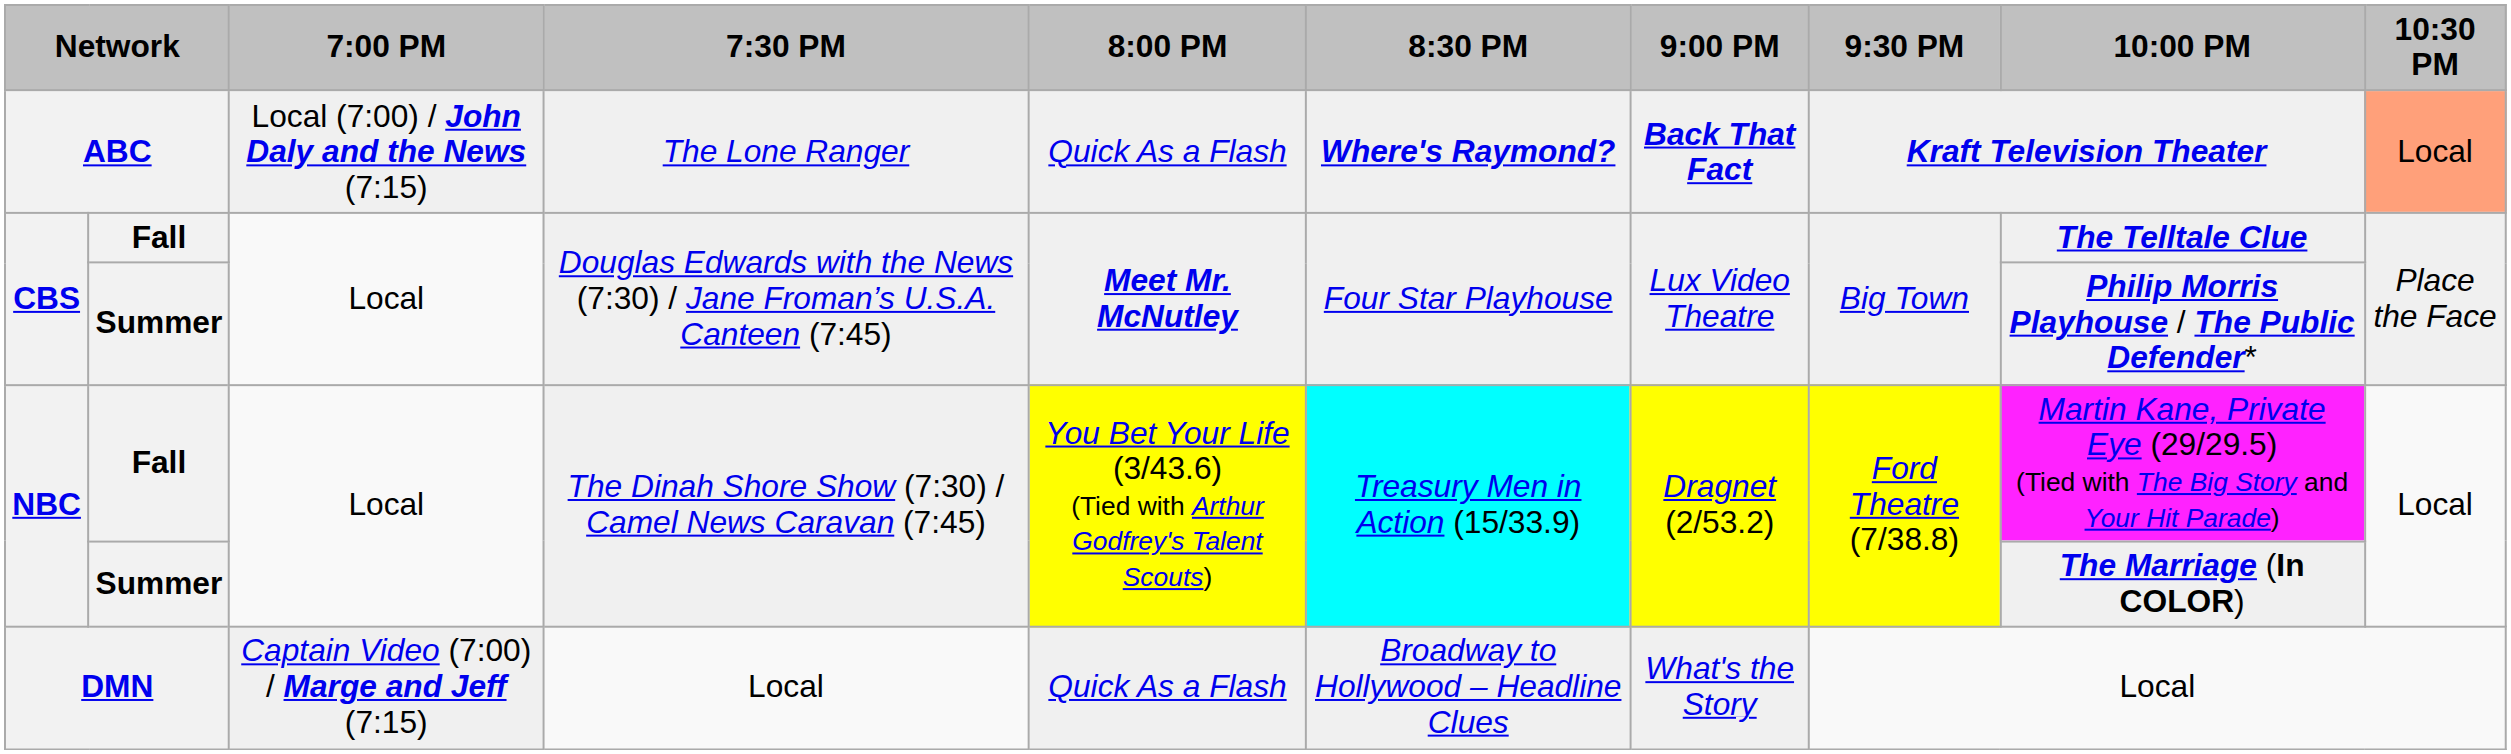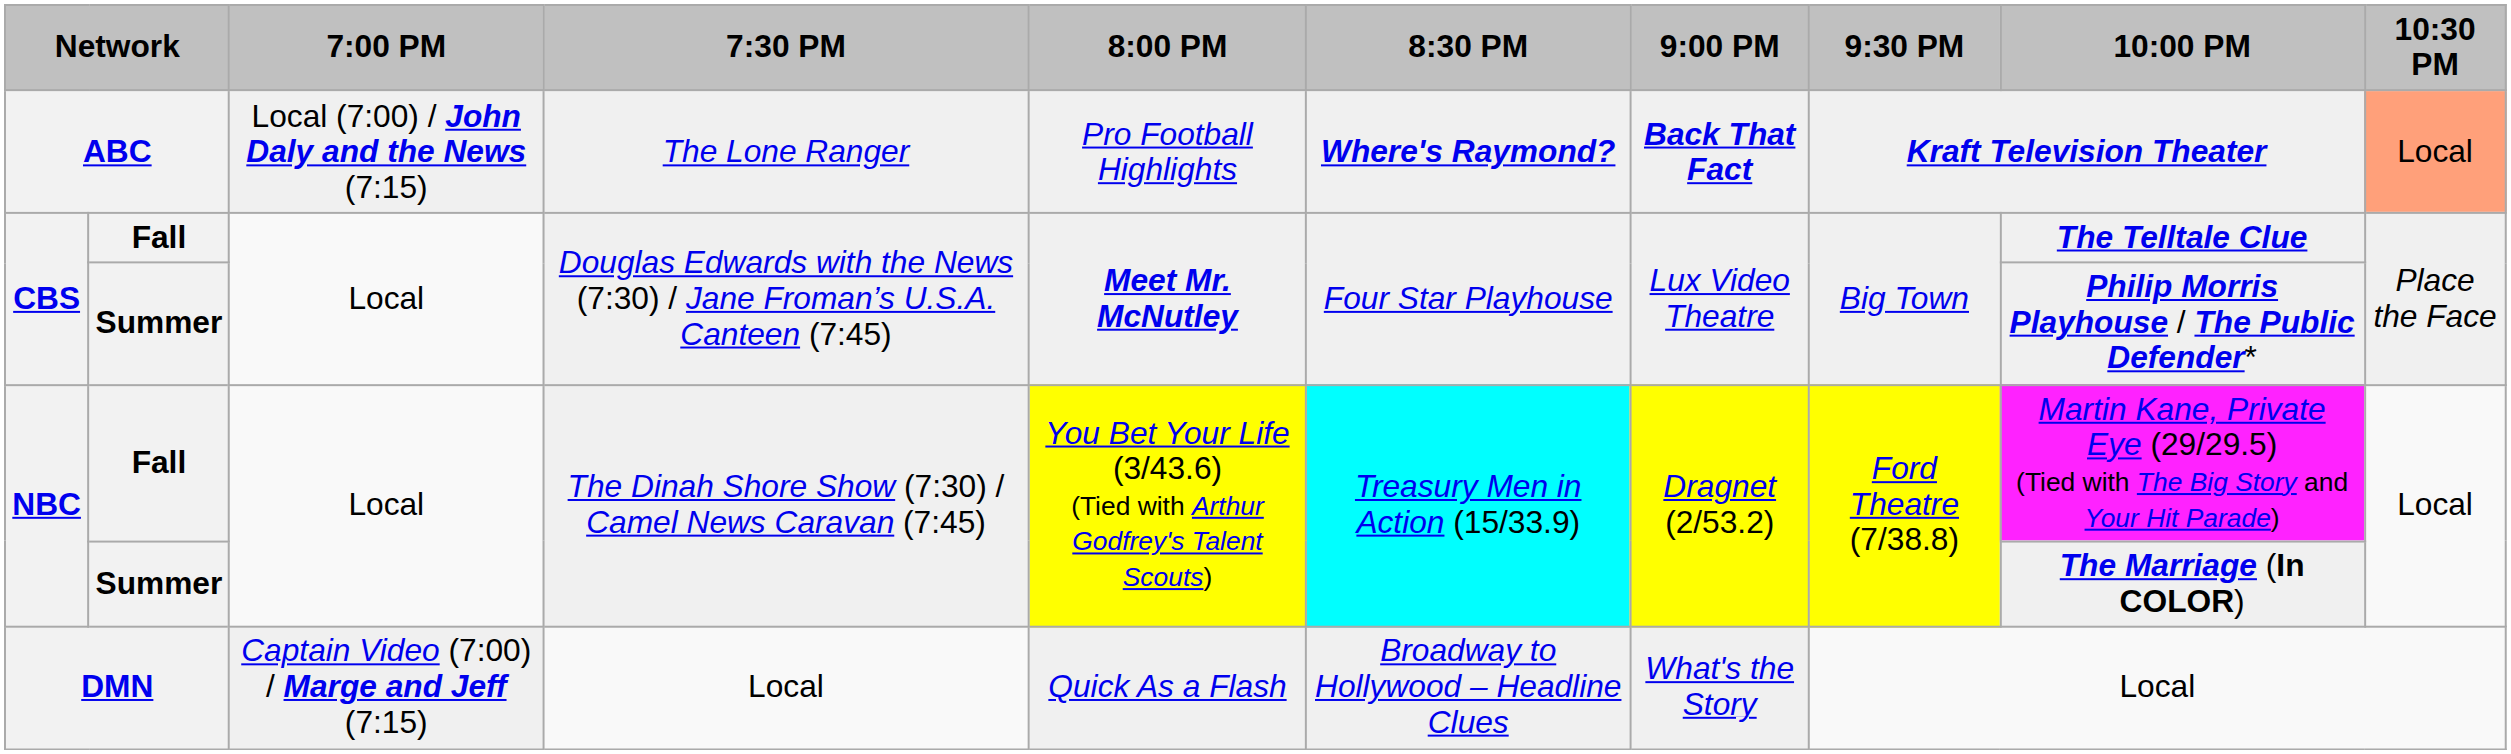(1167, 151) Quick As a Flash -> (1167, 151) Pro Football Highlights
